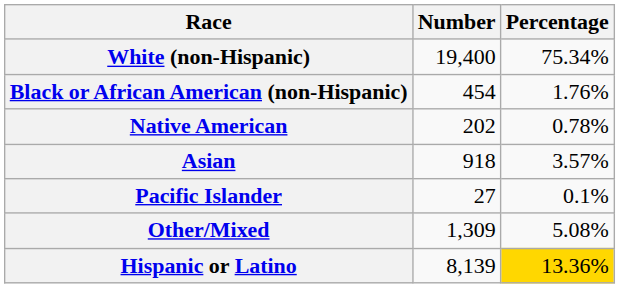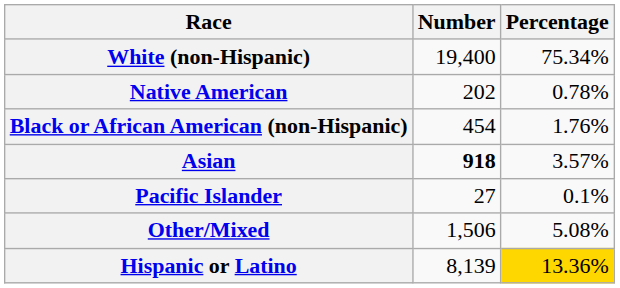rows swapped: (209, 91) <-> (209, 126)
(479, 160) normal -> (479, 160) bold
(471, 230) 1,309 -> (471, 230) 1,506
